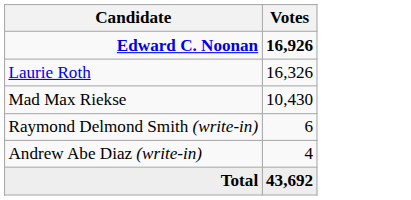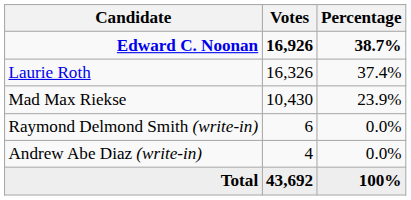+ column: (361, 18)
